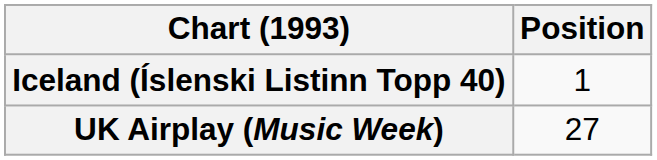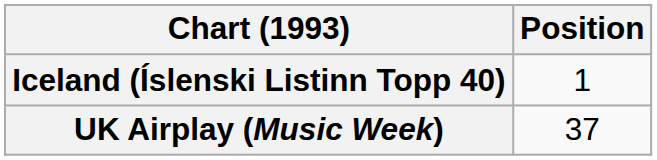(582, 129) 27 -> (582, 129) 37
